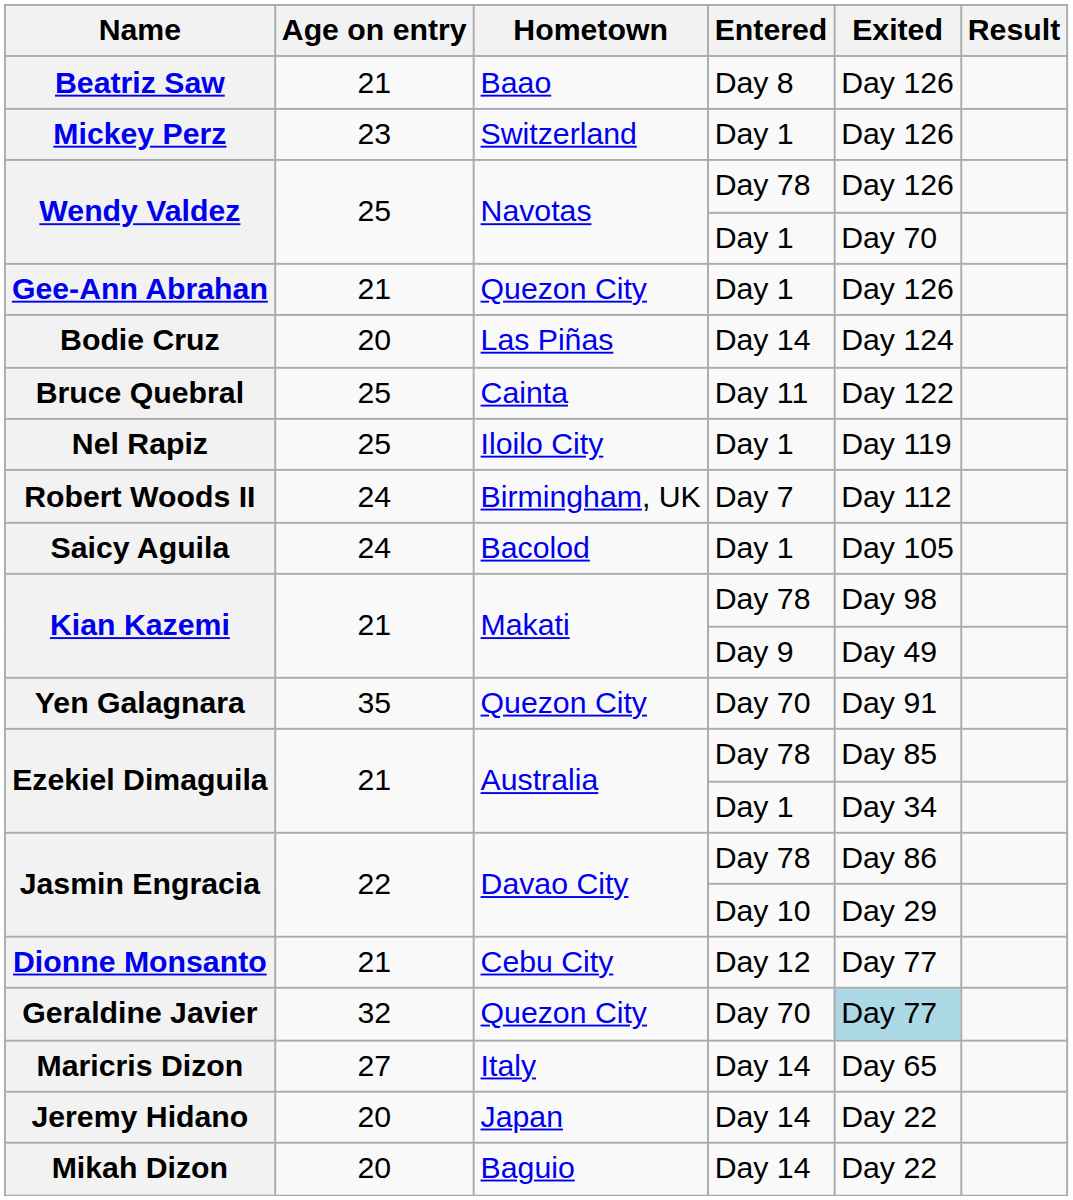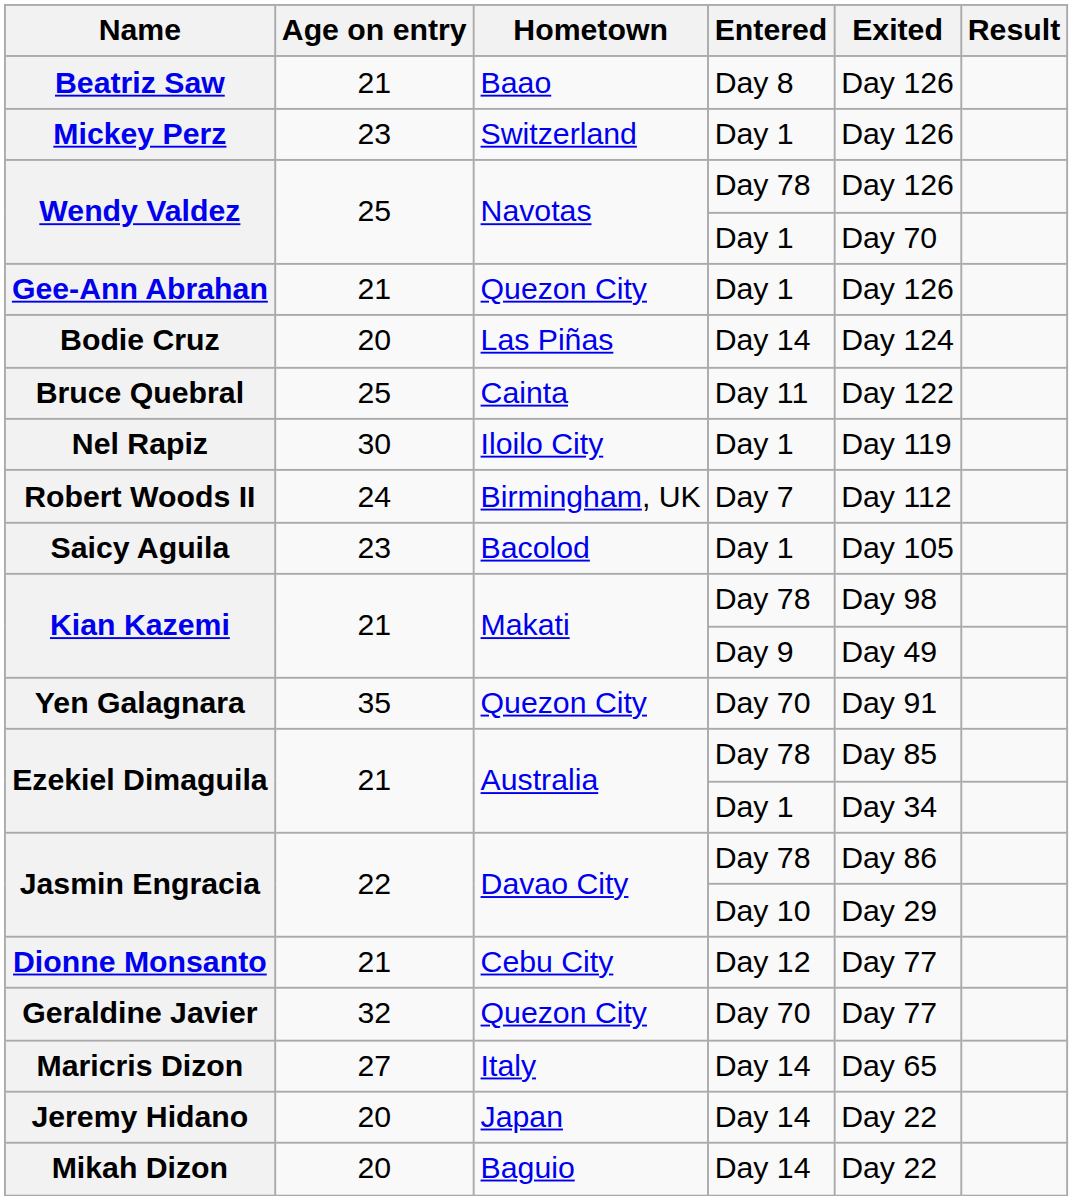(374, 444) 25 -> (374, 444) 30
(374, 547) 24 -> (374, 547) 23
(889, 1013) lightblue background -> (889, 1013) no background
